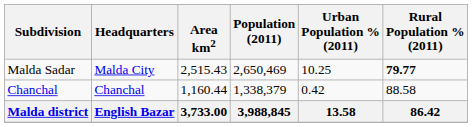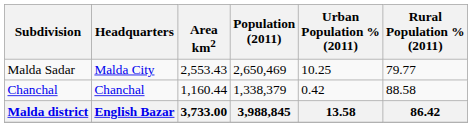(204, 69) 2,515.43 -> (204, 69) 2,553.43
(401, 69) bold -> (401, 69) normal
